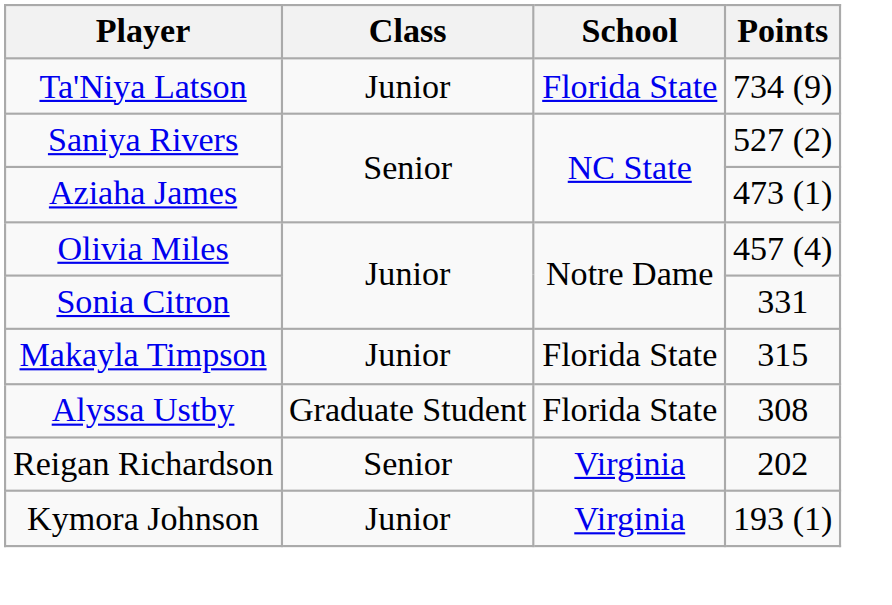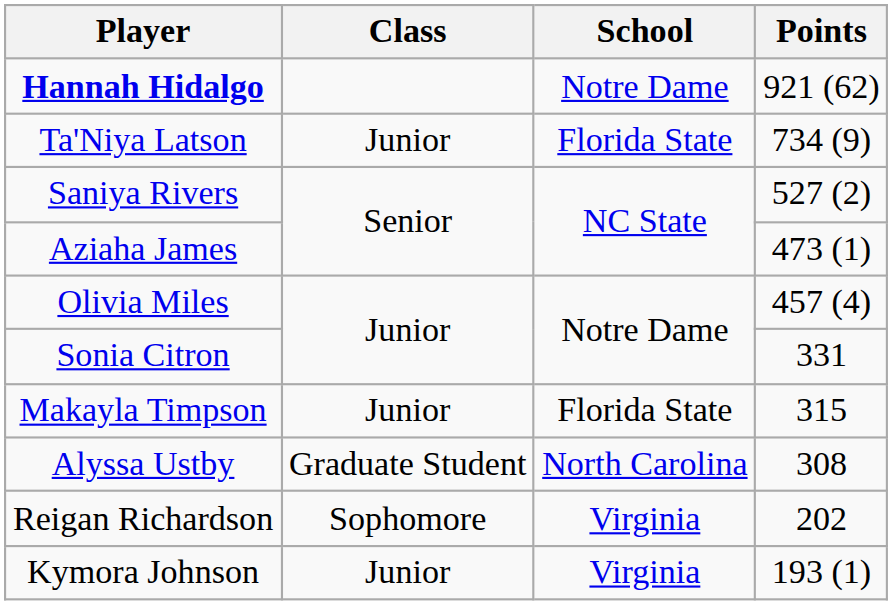+ row: (143, 85)
(630, 409) Florida State -> (645, 463) North Carolina
(408, 463) Senior -> (408, 517) Sophomore
